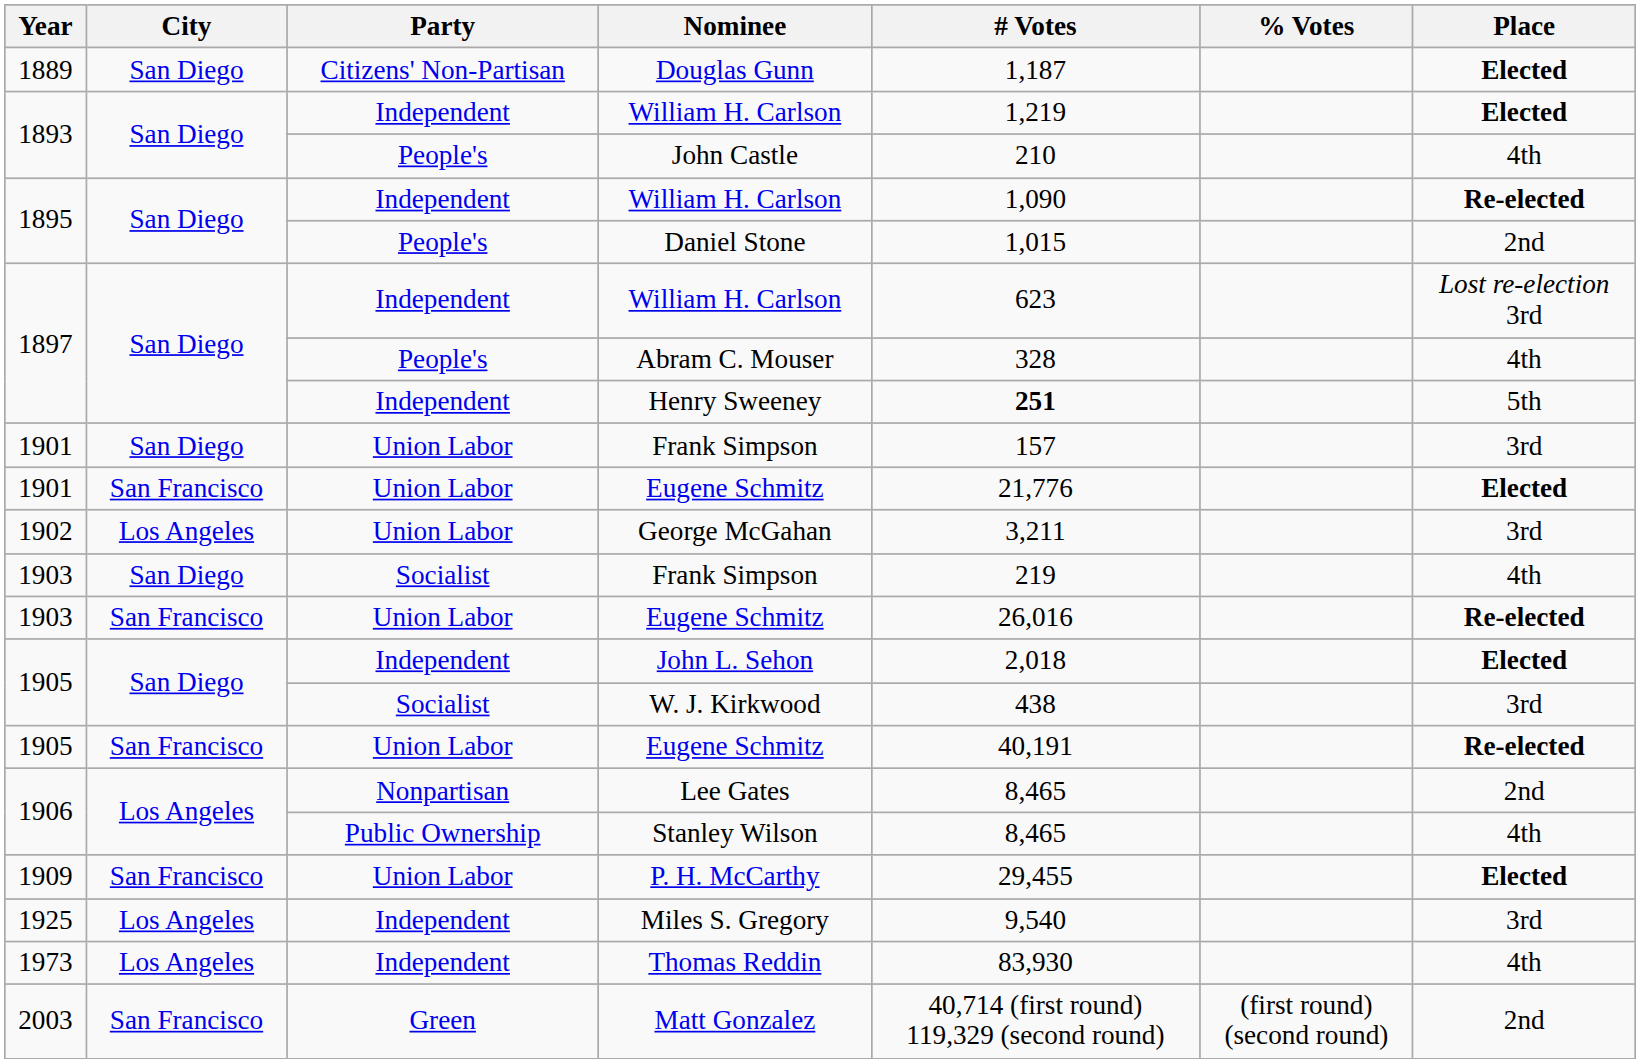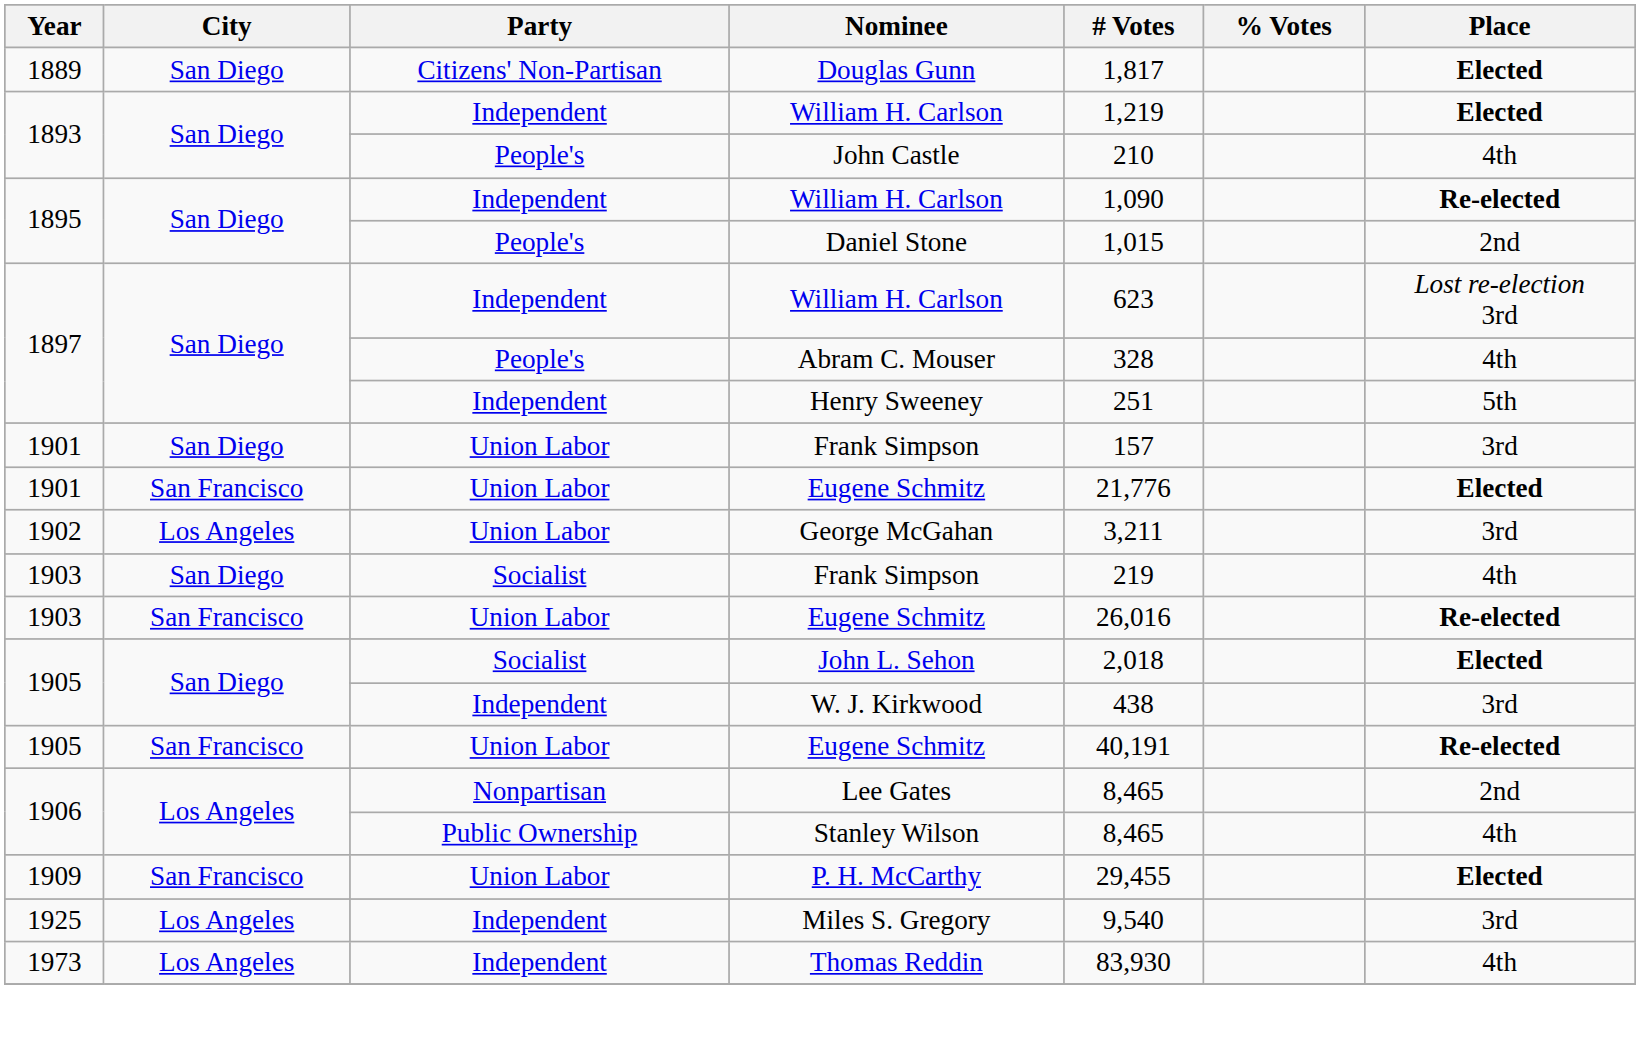(1035, 69) 1,187 -> (1133, 69) 1,817
(1035, 401) bold -> (1133, 401) normal
(443, 660) Independent -> (540, 660) Socialist
(443, 703) Socialist -> (540, 703) Independent
- row: (45, 1020)
